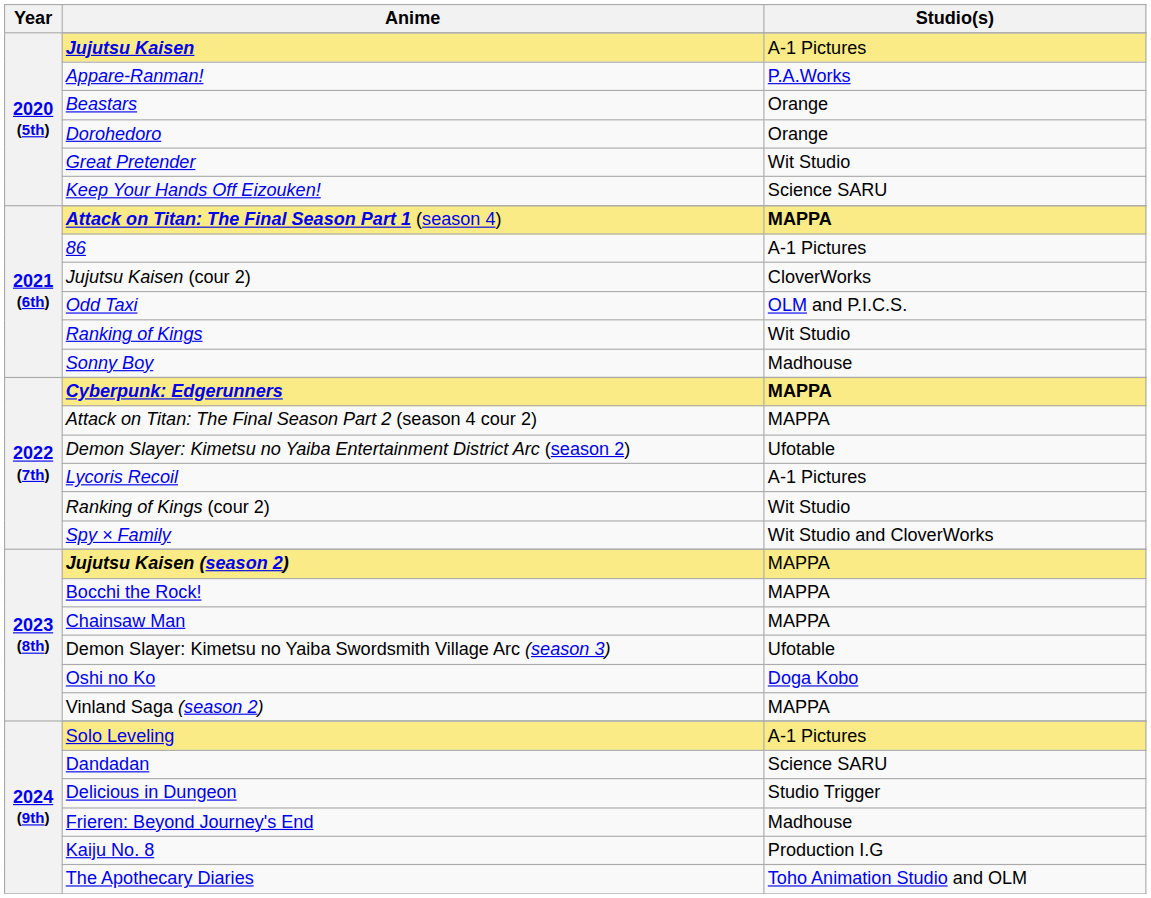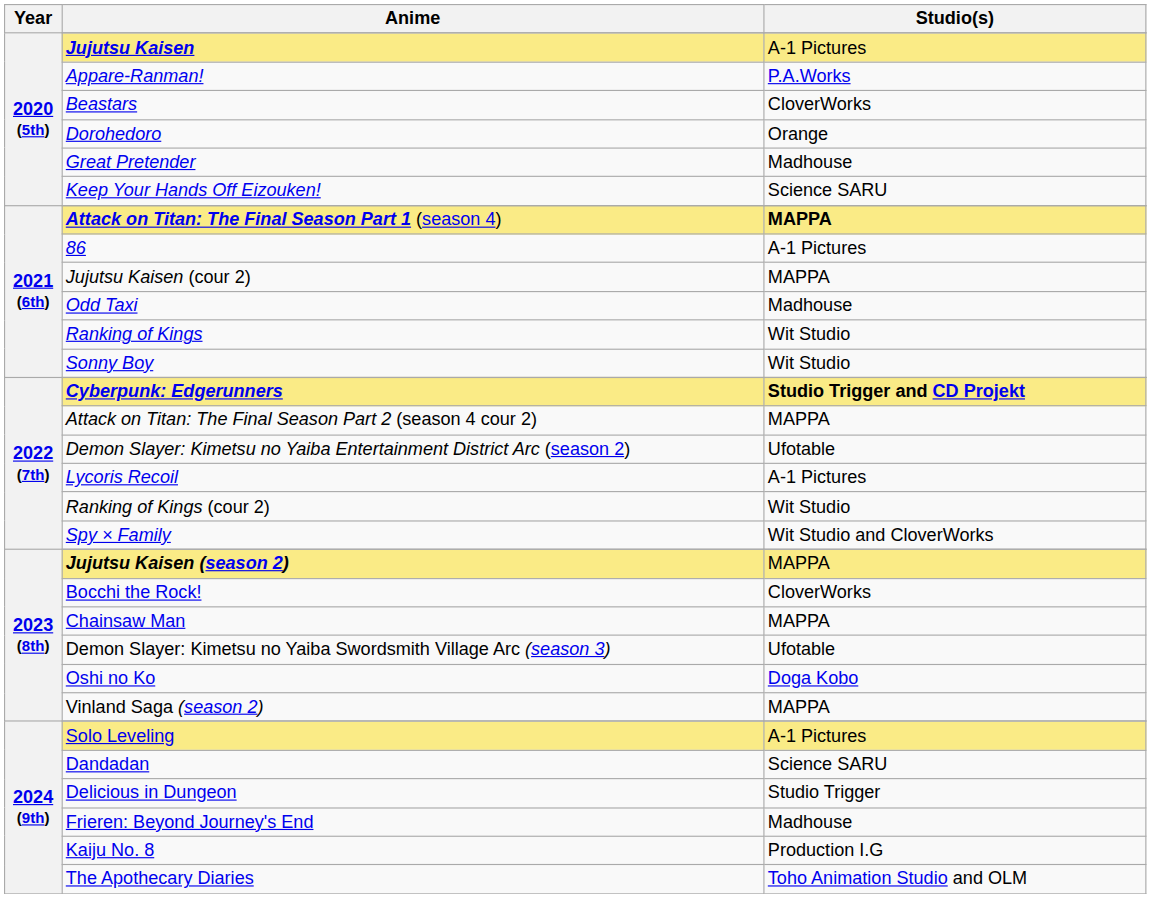(798, 104) Orange -> (819, 104) CloverWorks
(809, 162) Wit Studio -> (810, 162) Madhouse
(819, 276) CloverWorks -> (799, 276) MAPPA
(838, 305) OLM and P.I.C.S. -> (810, 305) Madhouse
(810, 362) Madhouse -> (809, 362) Wit Studio
(800, 391) MAPPA -> (896, 391) Studio Trigger and CD Projekt
(799, 592) MAPPA -> (819, 592) CloverWorks
